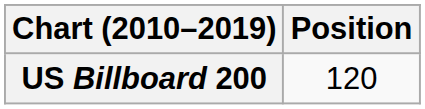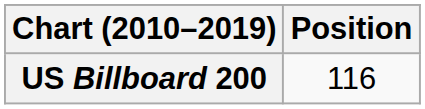(352, 77) 120 -> (352, 77) 116
